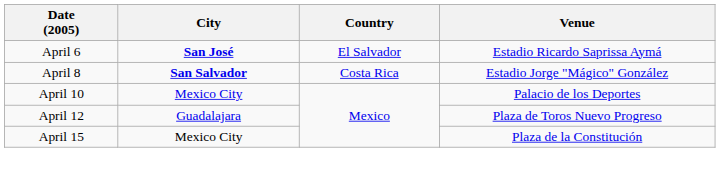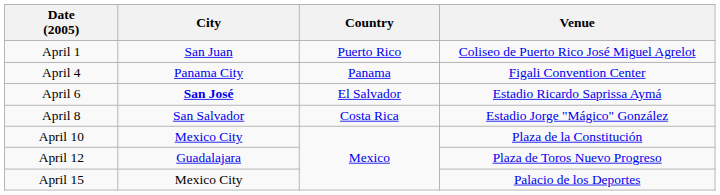+ row: (61, 51)
+ row: (61, 72)
(209, 72) bold -> (209, 115) normal
(577, 94) Palacio de los Deportes -> (577, 136) Plaza de la Constitución
(577, 136) Plaza de la Constitución -> (577, 179) Palacio de los Deportes
